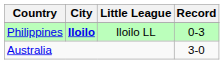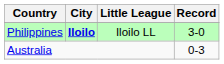(196, 31) 0-3 -> (196, 31) 3-0
(196, 50) 3-0 -> (196, 50) 0-3
